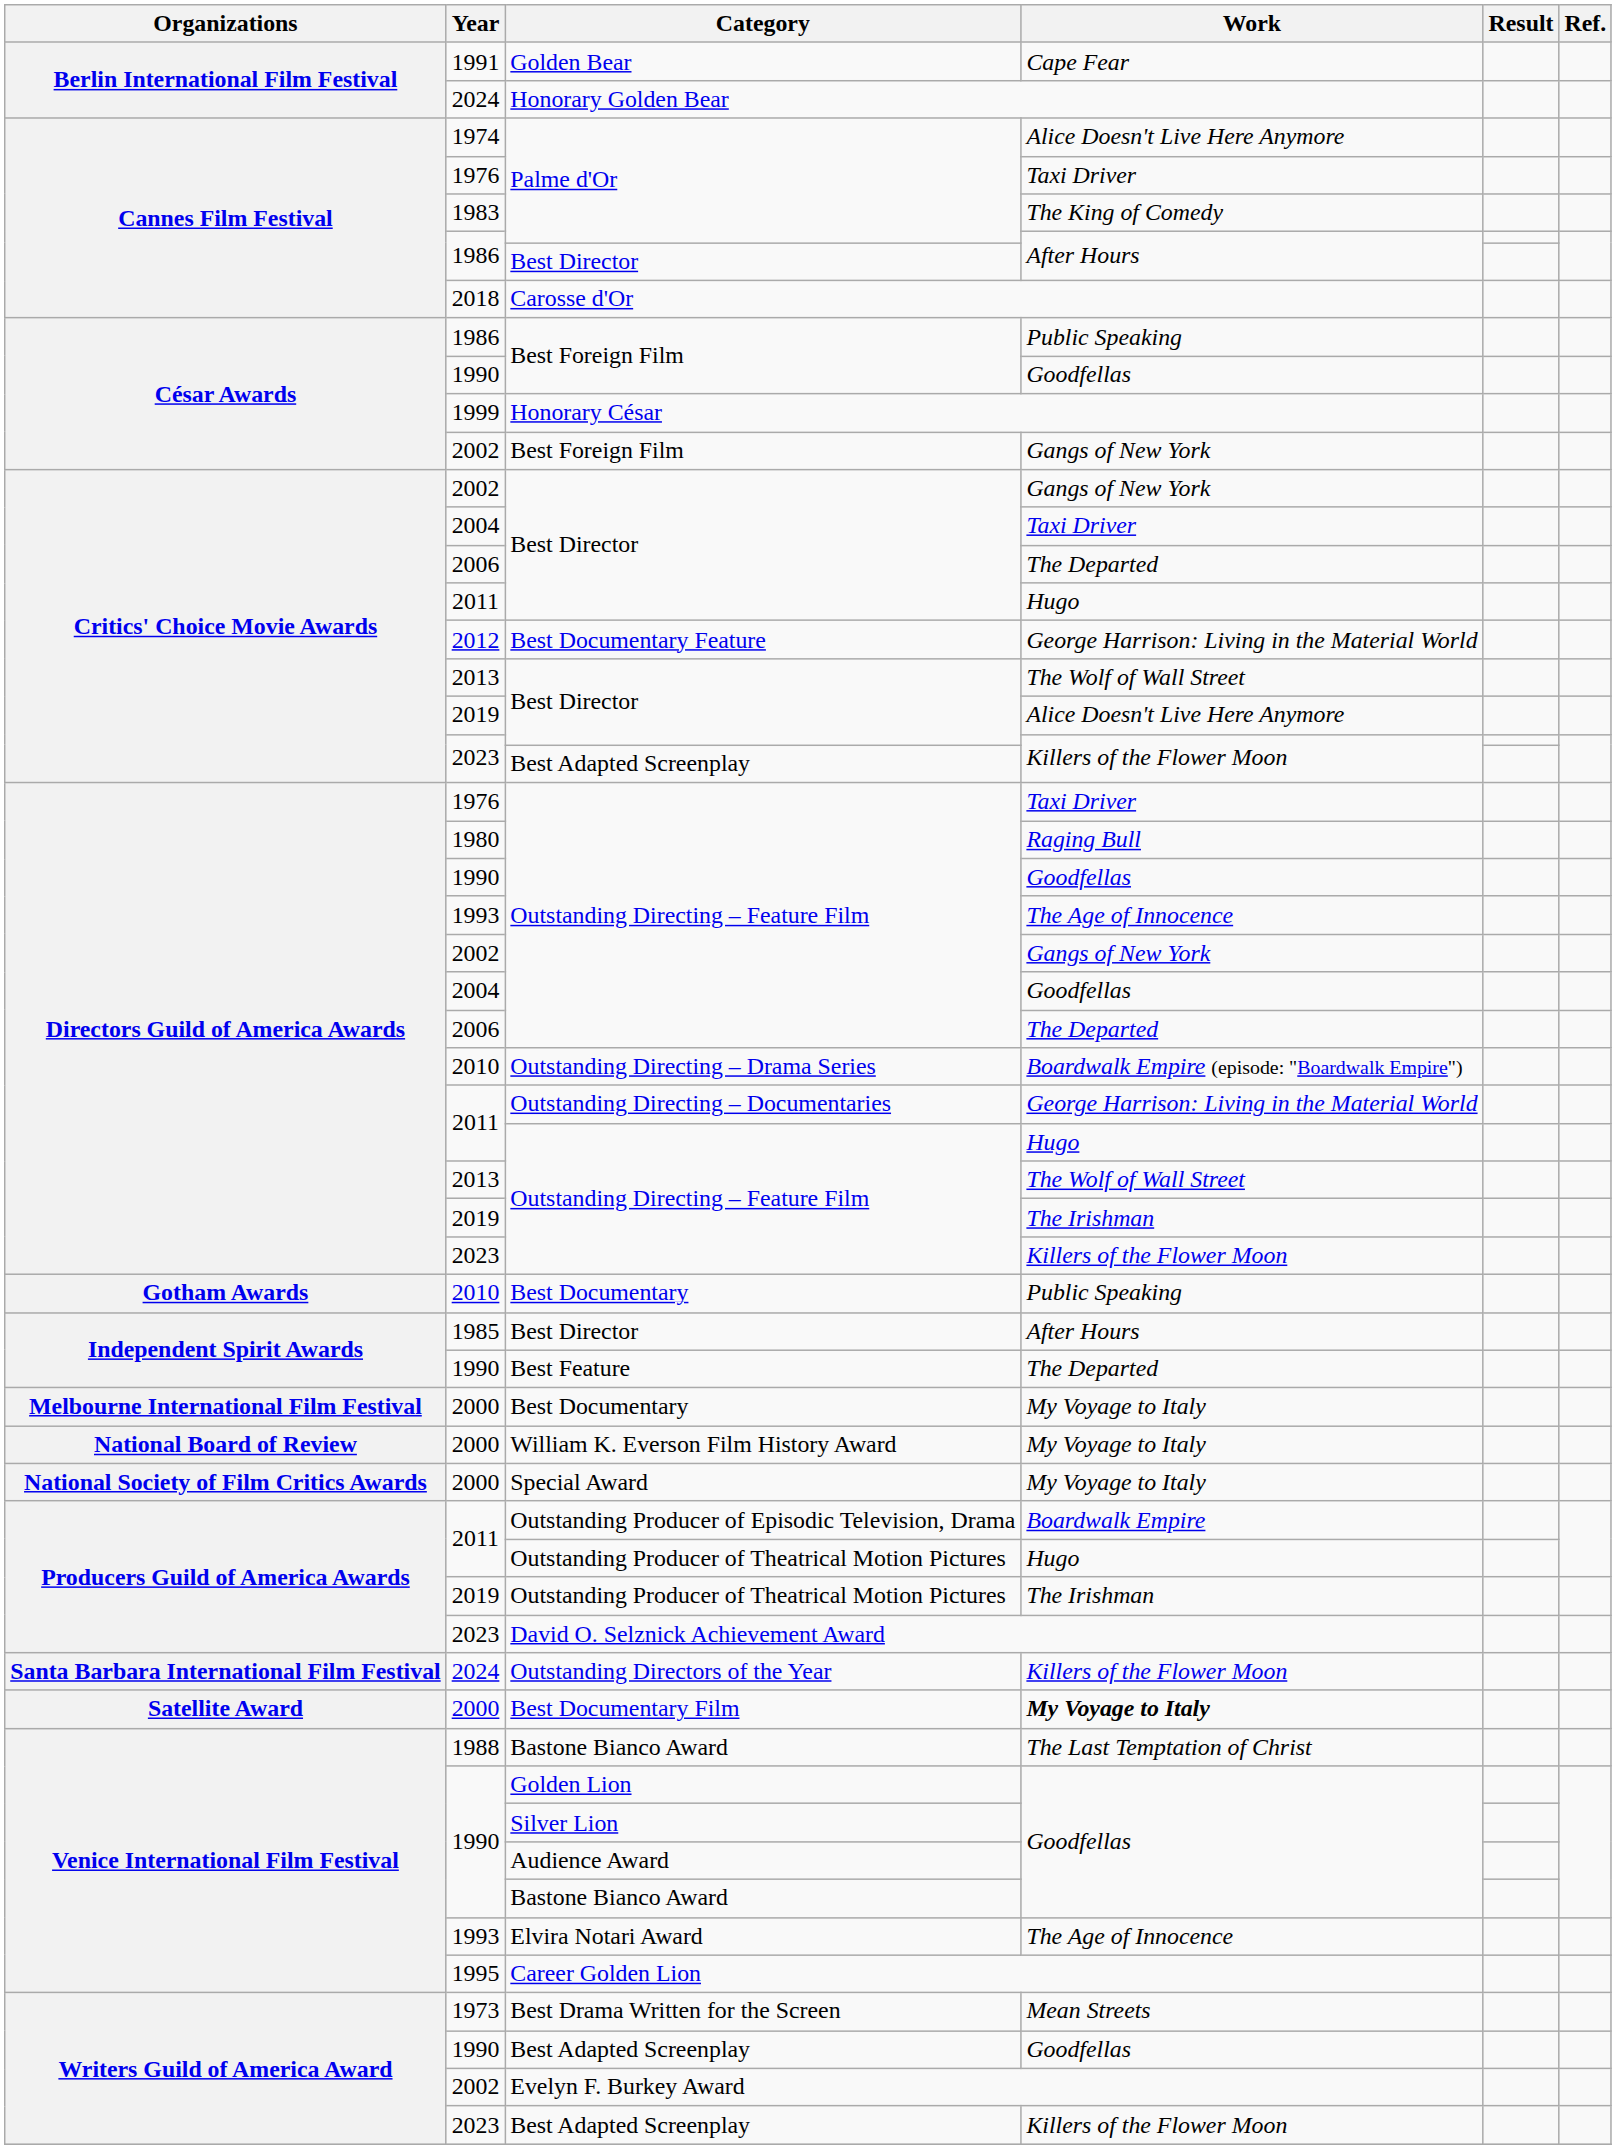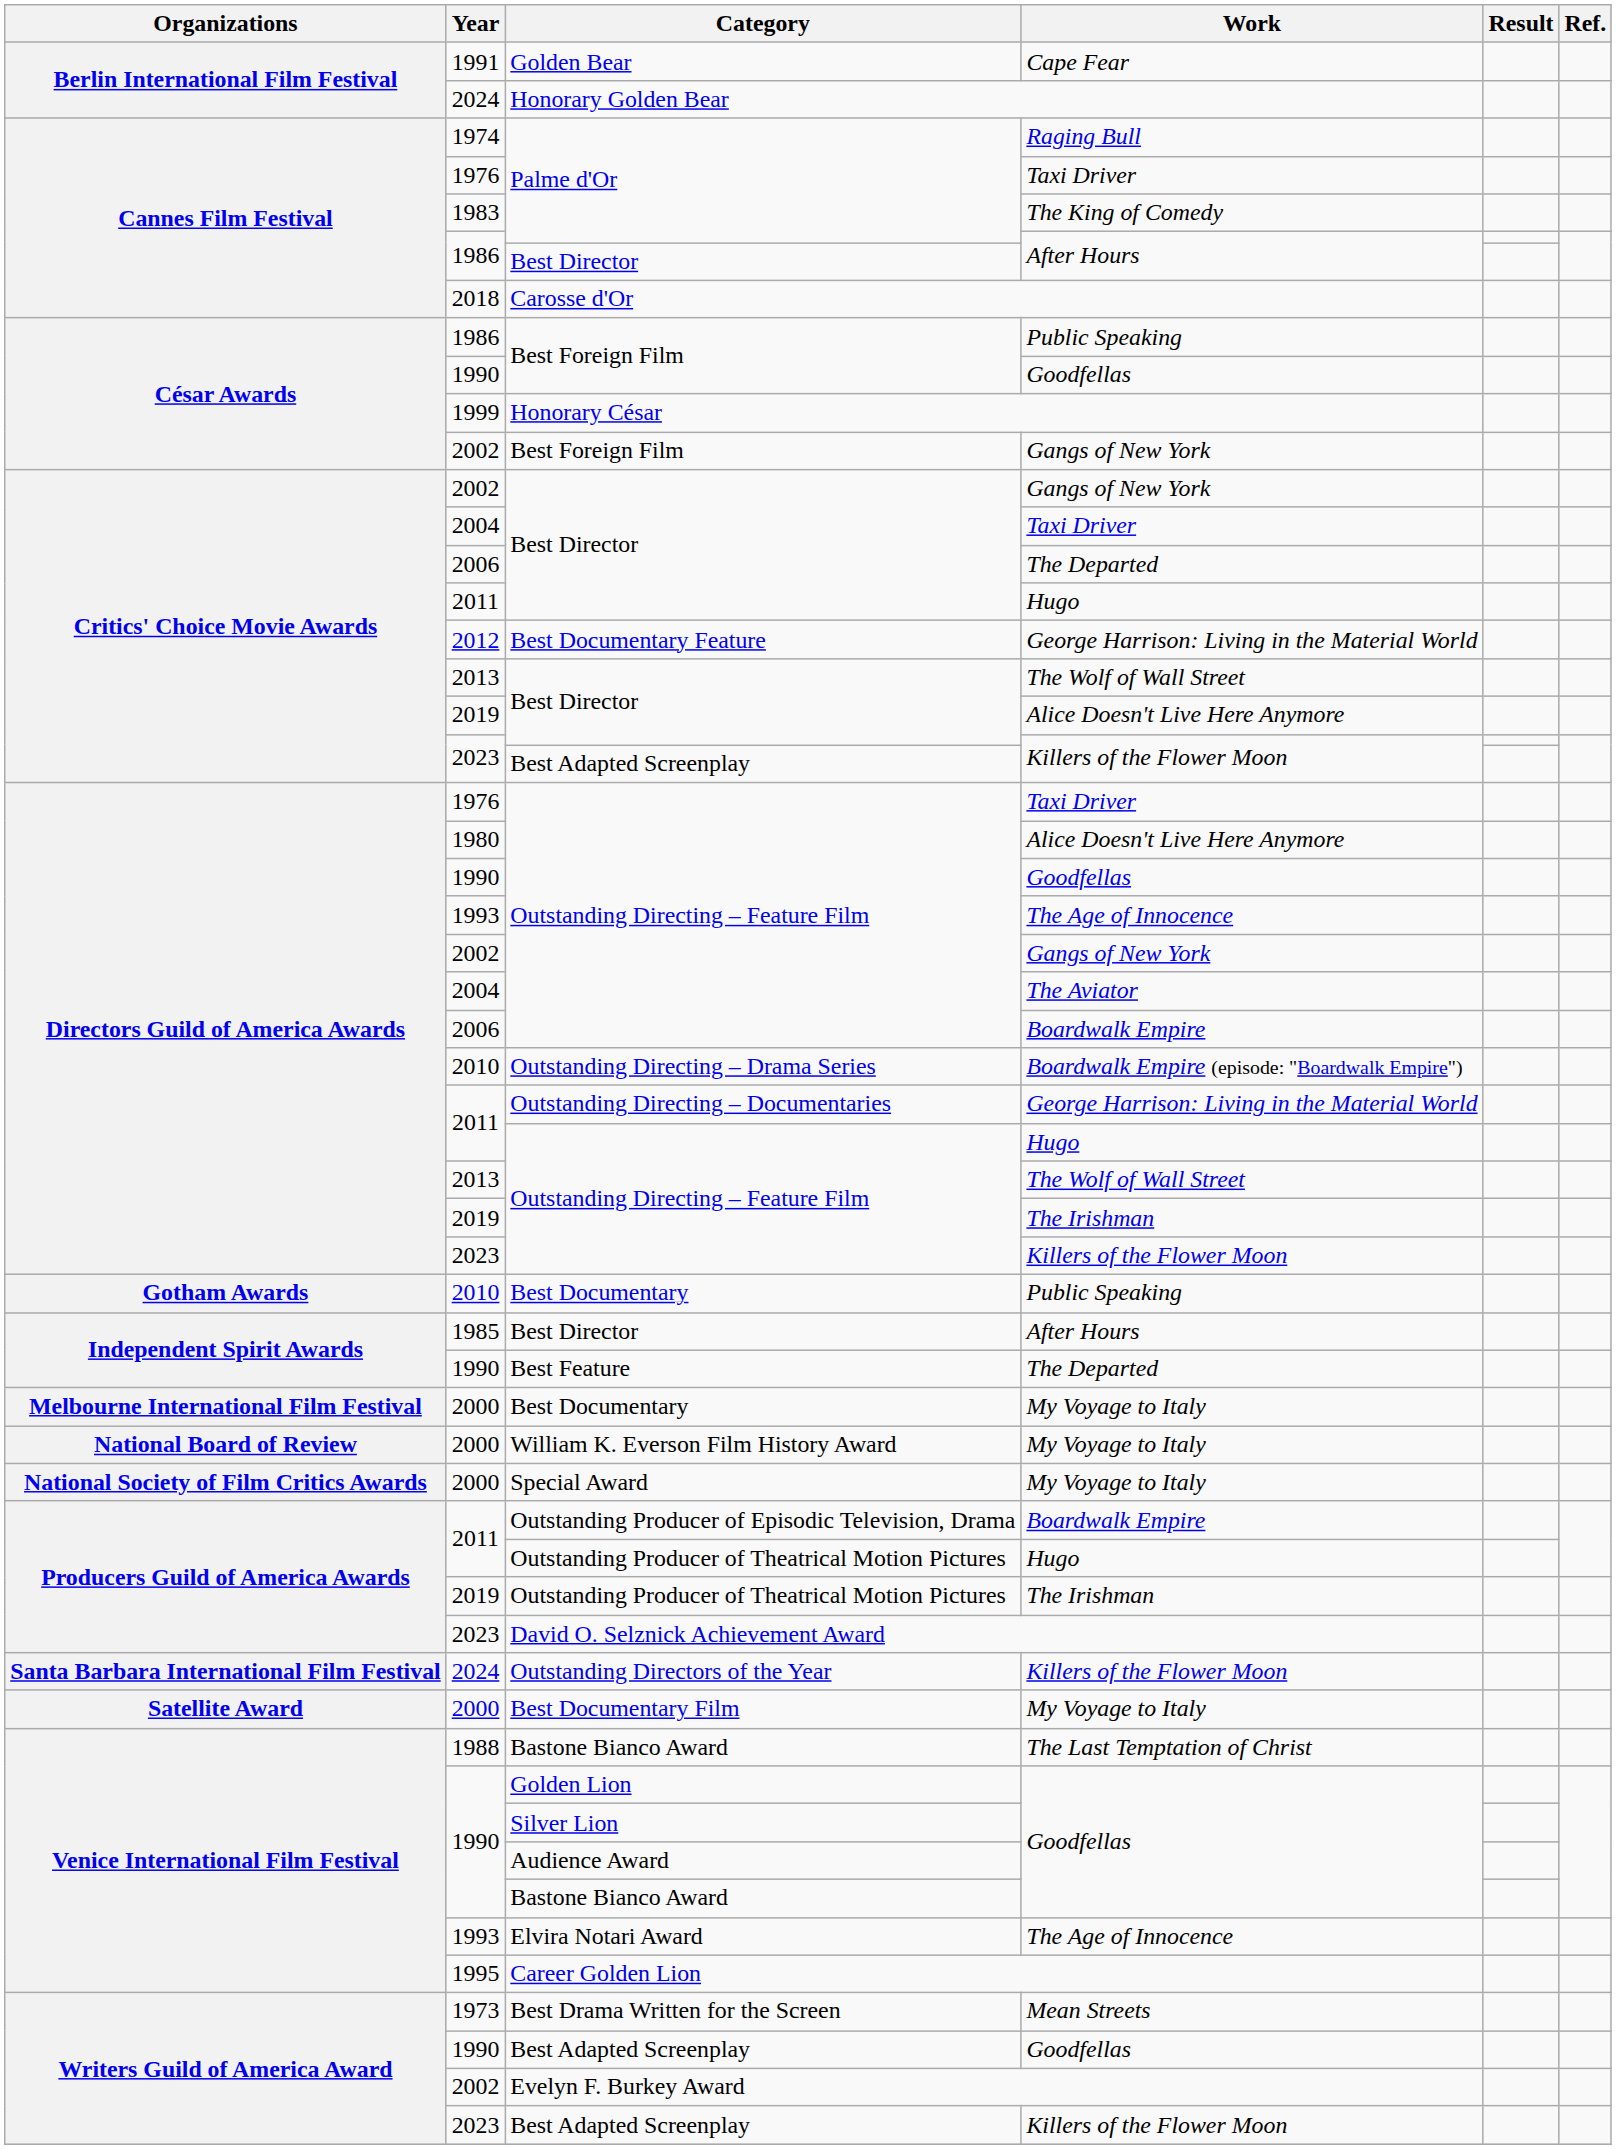(1185, 136) Alice Doesn't Live Here Anymore -> (1084, 136) Raging Bull
(1084, 839) Raging Bull -> (1185, 839) Alice Doesn't Live Here Anymore
(1079, 990) Goodfellas -> (1082, 990) The Aviator
(1092, 1028) The Departed -> (1116, 1028) Boardwalk Empire
(1118, 1708) bold -> (1116, 1708) normal
